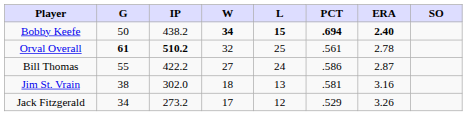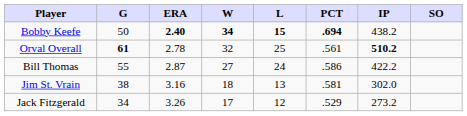columns swapped: (175, 13) <-> (384, 13)
